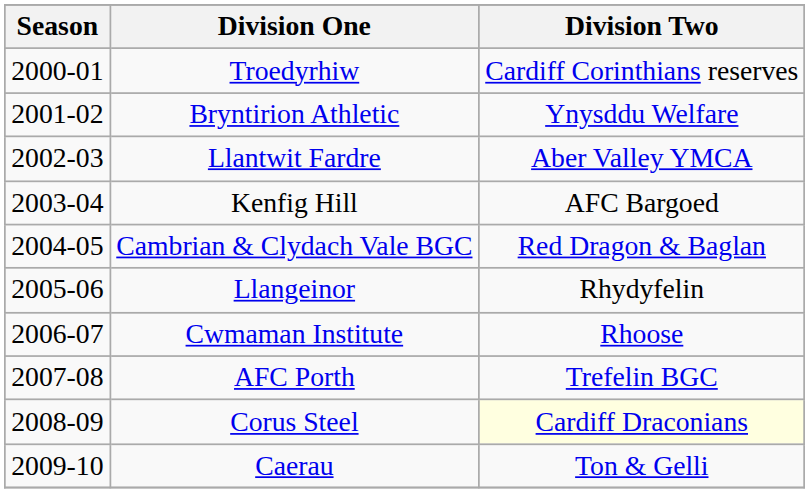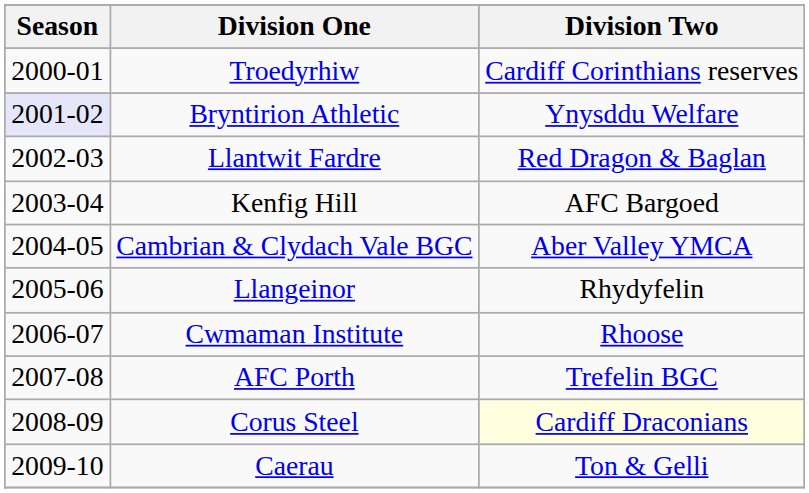(57, 114) no background -> (57, 114) lavender background
(642, 158) Aber Valley YMCA -> (642, 158) Red Dragon & Baglan
(642, 245) Red Dragon & Baglan -> (642, 245) Aber Valley YMCA
